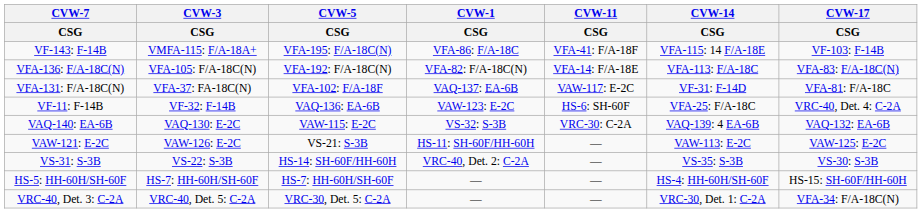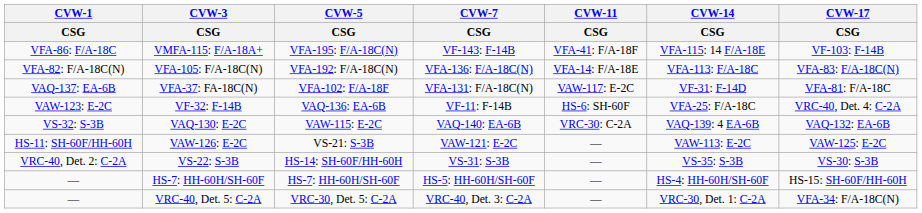columns swapped: (476, 32) <-> (70, 32)
